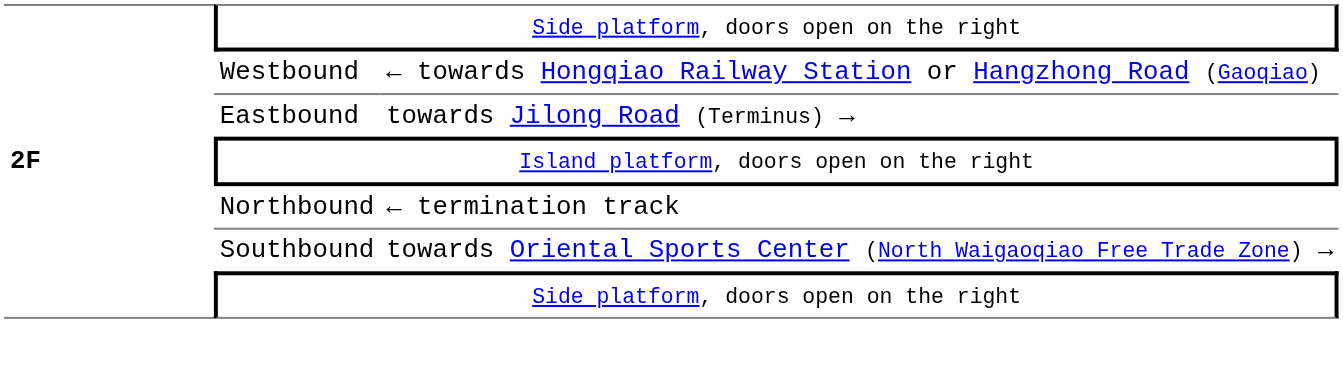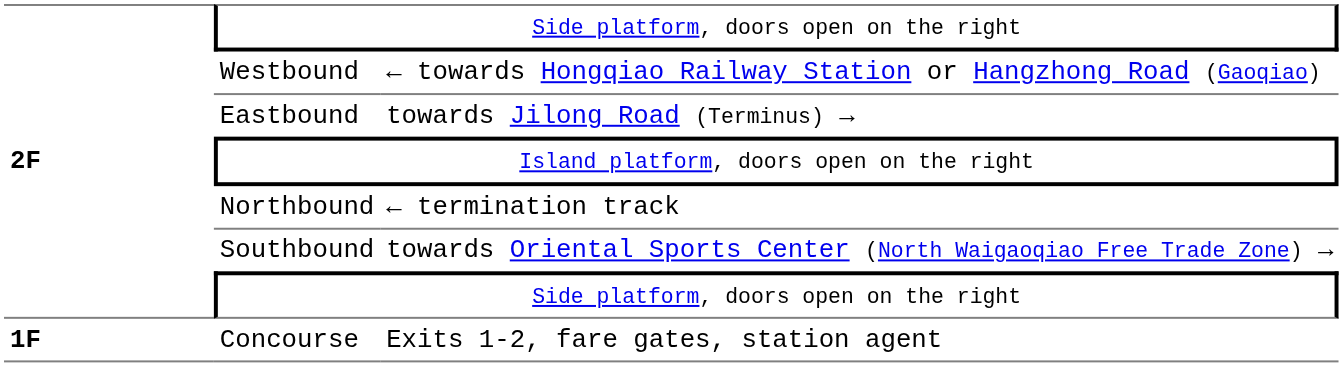+ row: (289, 340)
